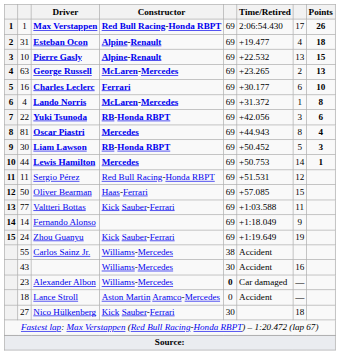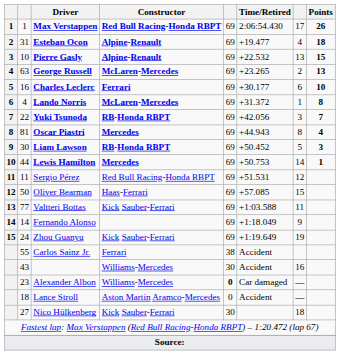(321, 116) 6 -> (321, 116) 7
(137, 252) Williams-Mercedes -> (114, 252) Ferrari
